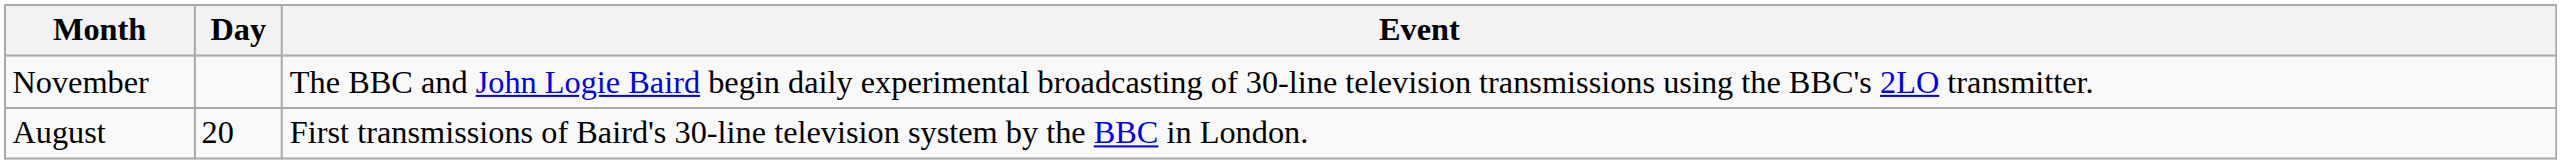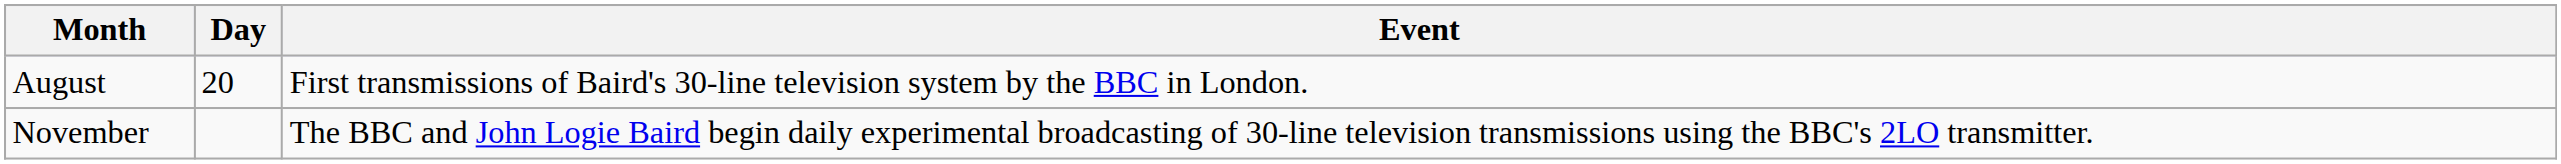rows swapped: (59, 132) <-> (81, 81)
